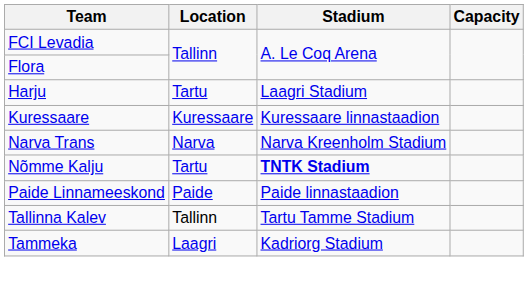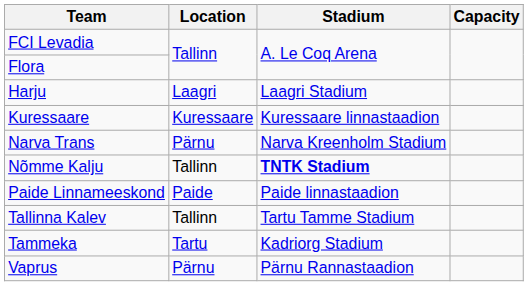(190, 92) Tartu -> (194, 92) Laagri
(193, 142) Narva -> (193, 142) Pärnu
(190, 167) Tartu -> (195, 167) Tallinn
(194, 243) Laagri -> (190, 243) Tartu
+ row: (33, 268)
